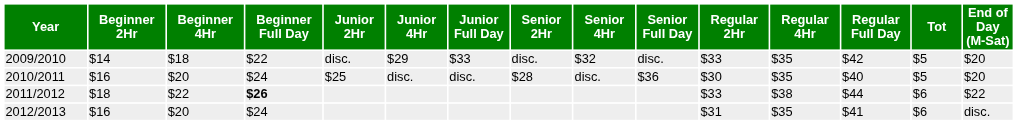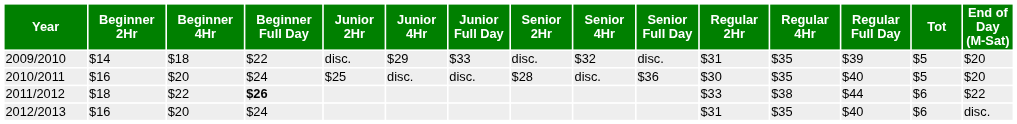(711, 59) $33 -> (711, 59) $31
(853, 59) $42 -> (853, 59) $39
(853, 111) $41 -> (853, 111) $40
